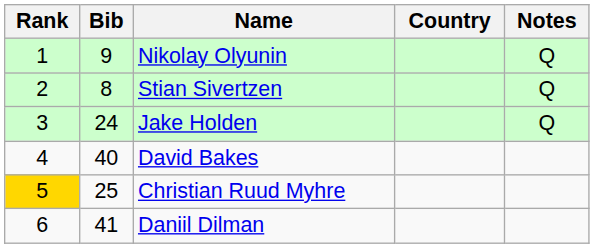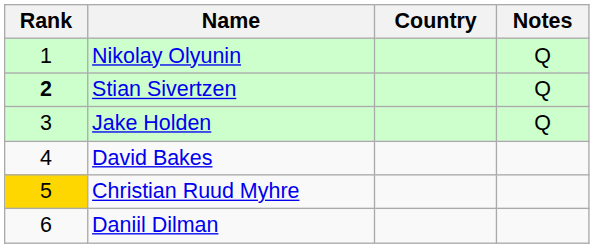- column: (106, 21)
(42, 89) normal -> (46, 89) bold
